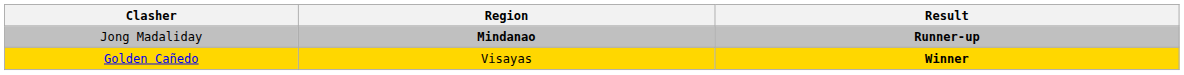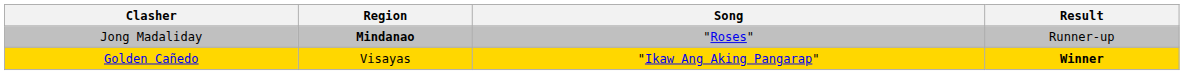+ column: (729, 15)
(947, 37) bold -> (1082, 37) normal
